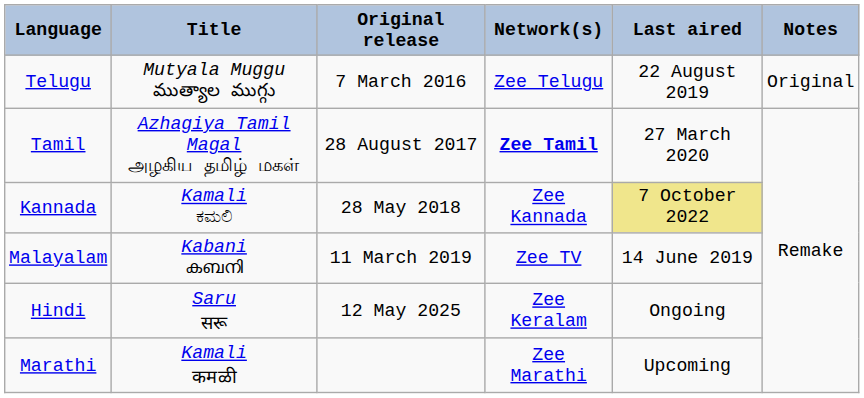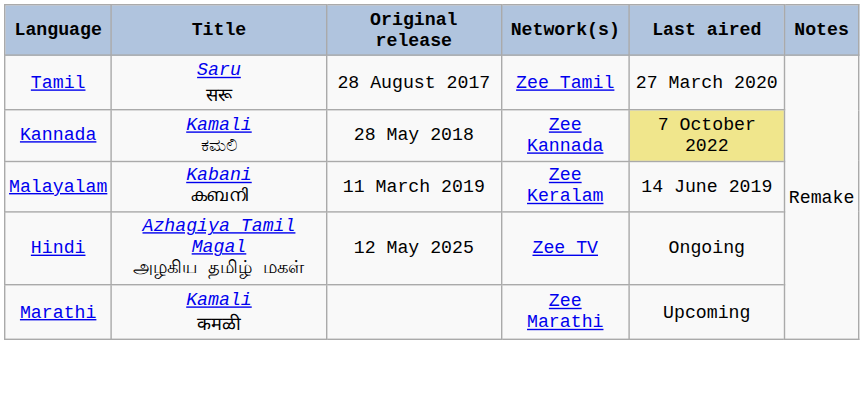- row: (58, 82)
(214, 145) Azhagiya Tamil Magal அழகிய தமிழ் மகள் -> (219, 83) Saru सरू
(549, 145) bold -> (565, 83) normal
(549, 258) Zee TV -> (565, 186) Zee Keralam
(214, 311) Saru सरू -> (219, 247) Azhagiya Tamil Magal அழகிய தமிழ் மகள்
(549, 311) Zee Keralam -> (565, 248) Zee TV
